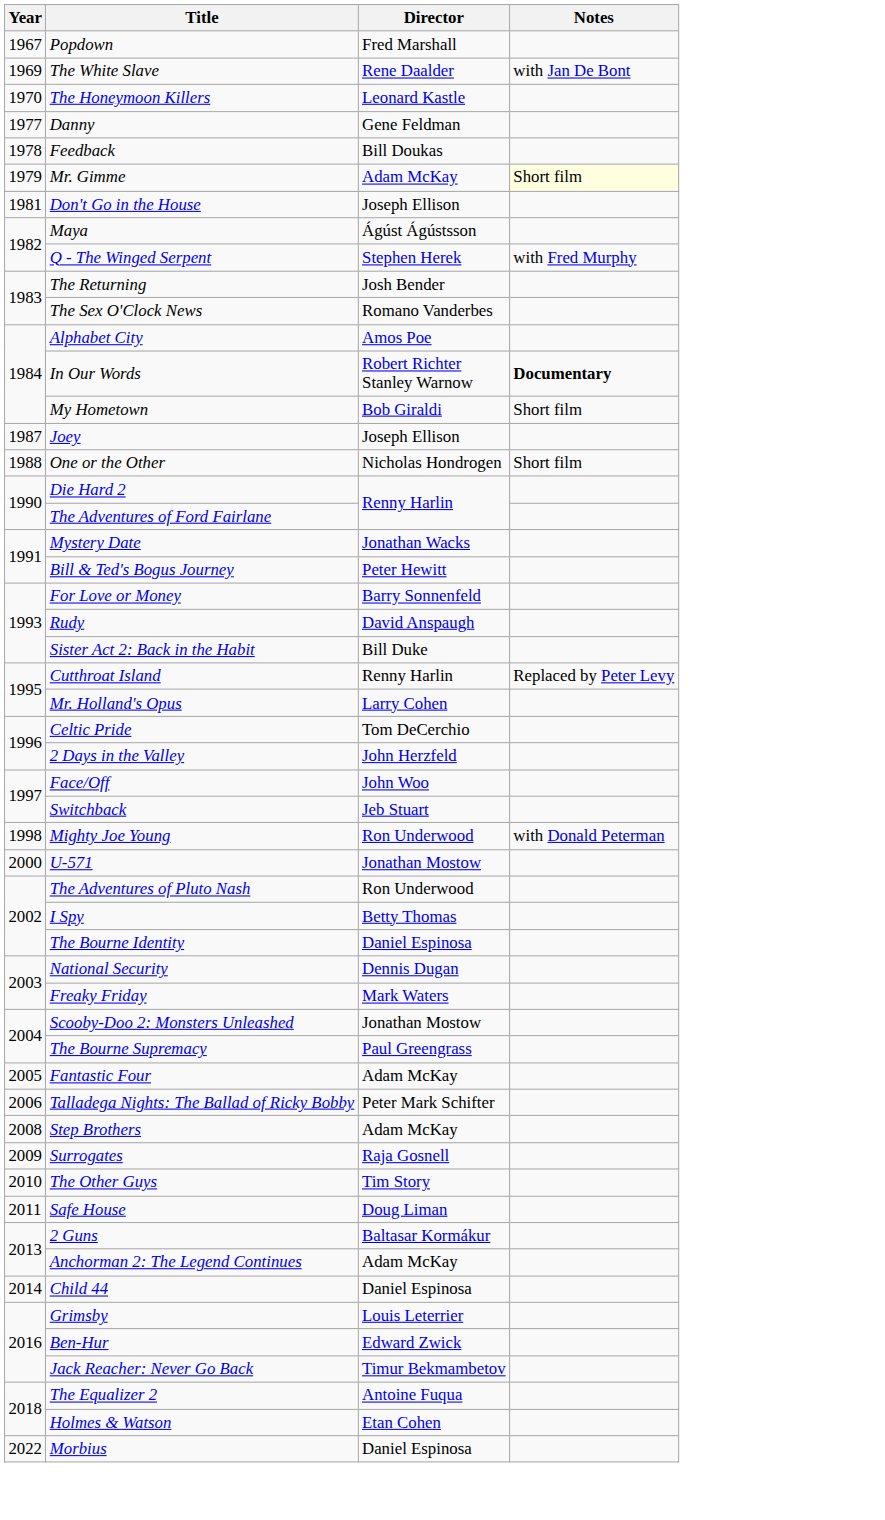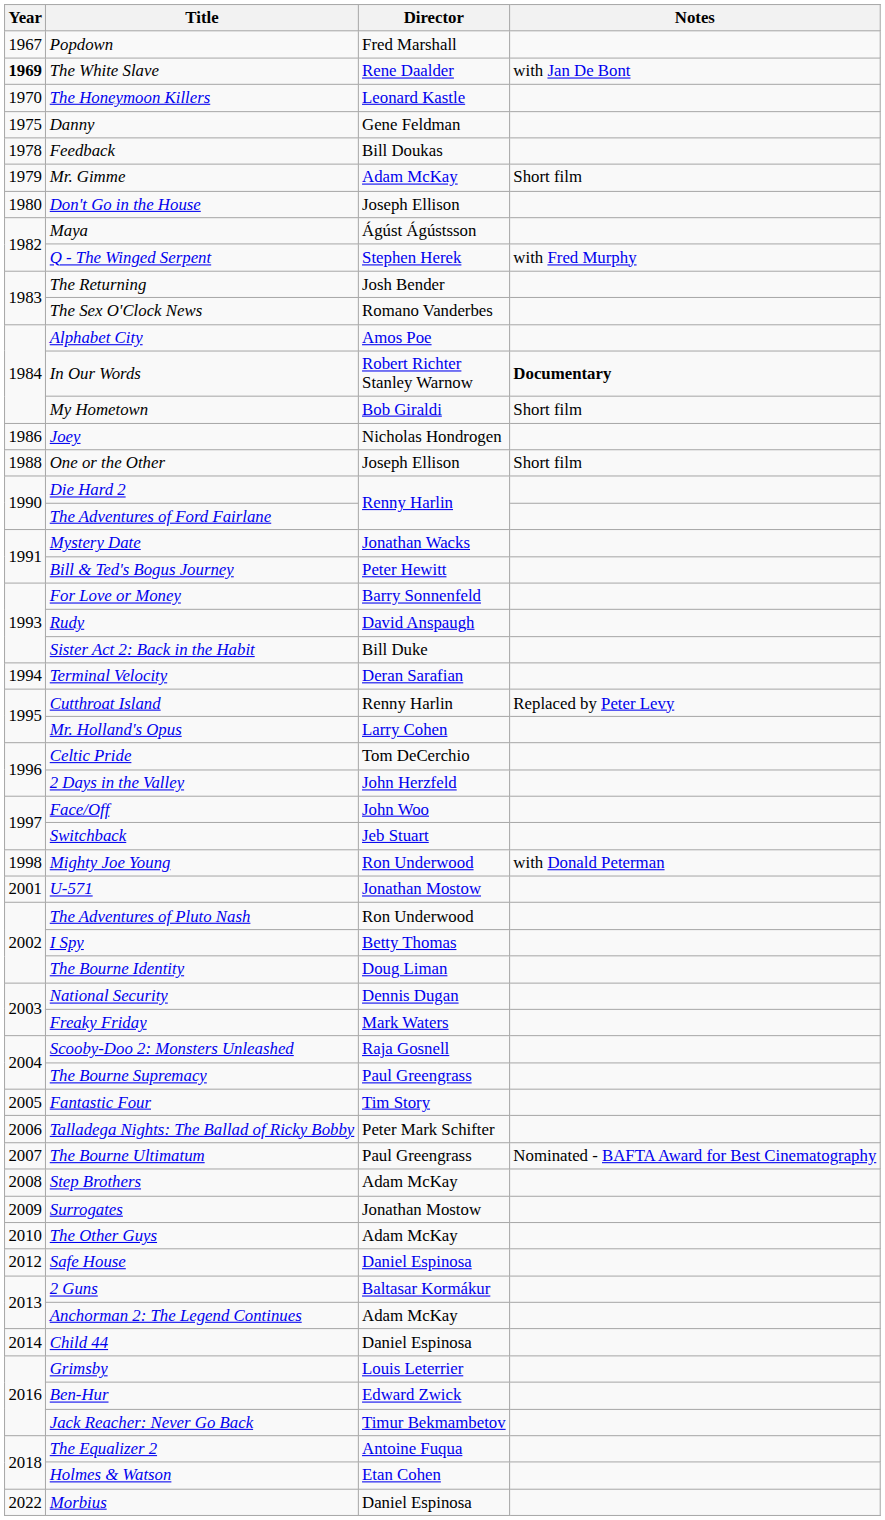(25, 71) normal -> (25, 71) bold
(25, 124) 1977 -> (25, 124) 1975
(548, 177) lightyellow background -> (548, 177) no background
(25, 204) 1981 -> (25, 204) 1980
(25, 436) 1987 -> (25, 436) 1986
(411, 436) Joseph Ellison -> (432, 436) Nicholas Hondrogen
(432, 463) Nicholas Hondrogen -> (411, 463) Joseph Ellison
+ row: (108, 676)
(25, 862) 2000 -> (25, 889) 2001
(417, 942) Daniel Espinosa -> (405, 969) Doug Liman
(422, 1022) Jonathan Mostow -> (406, 1049) Raja Gosnell
(410, 1075) Adam McKay -> (396, 1102) Tim Story
+ row: (127, 1155)
(406, 1155) Raja Gosnell -> (422, 1209) Jonathan Mostow
(396, 1182) Tim Story -> (410, 1235) Adam McKay
(25, 1209) 2011 -> (25, 1262) 2012
(405, 1209) Doug Liman -> (417, 1262) Daniel Espinosa
